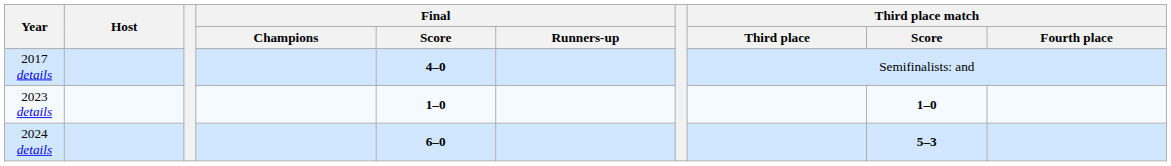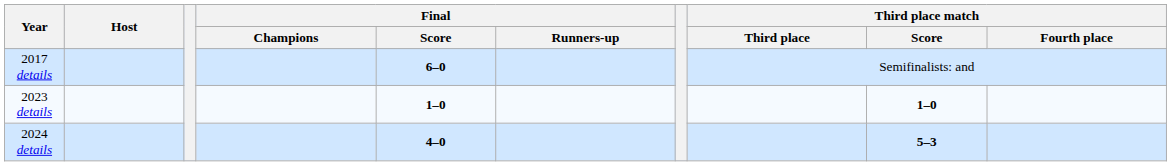(436, 67) 4–0 -> (436, 67) 6–0
(436, 142) 6–0 -> (436, 142) 4–0
